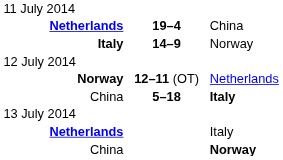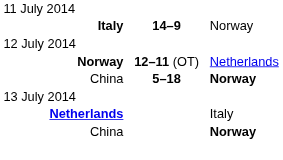- row: (86, 26)
(223, 96) Italy -> (233, 79) Norway
